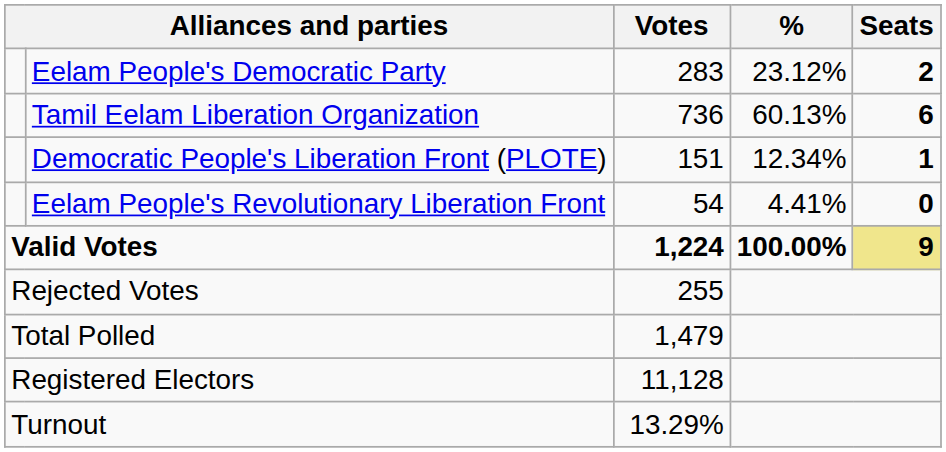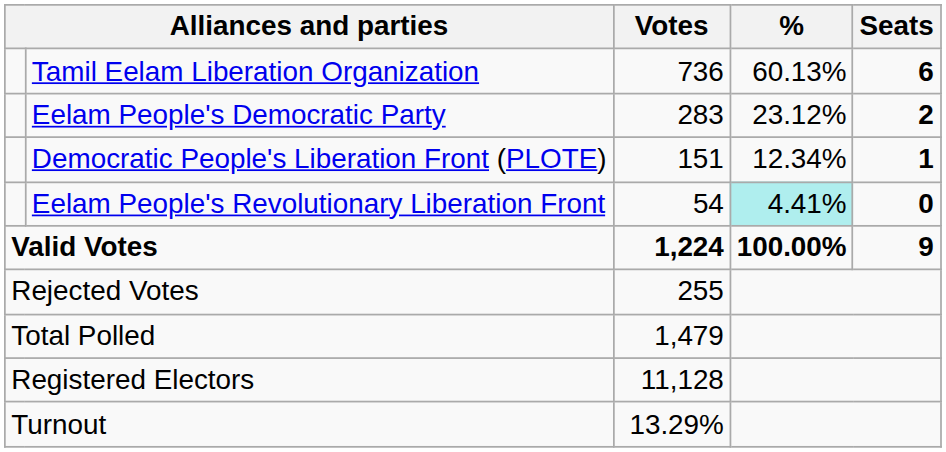rows swapped: (255, 114) <-> (239, 70)
(807, 203) no background -> (807, 203) paleturquoise background
(926, 247) khaki background -> (926, 247) no background
